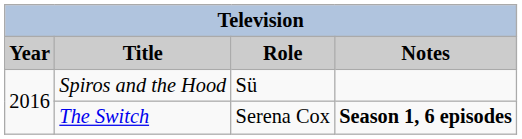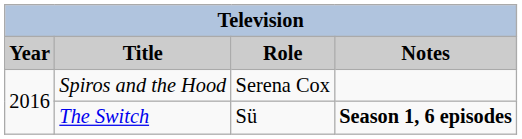(246, 85) Sü -> (283, 85) Serena Cox
(283, 117) Serena Cox -> (246, 117) Sü
